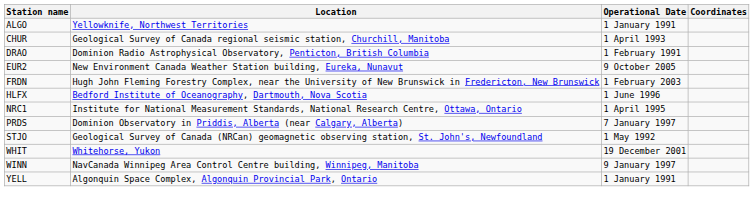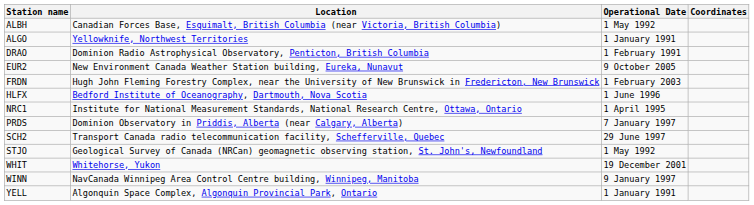+ row: (17, 25)
- row: (17, 39)
+ row: (17, 137)
